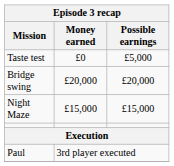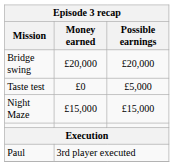rows swapped: (21, 80) <-> (26, 58)
